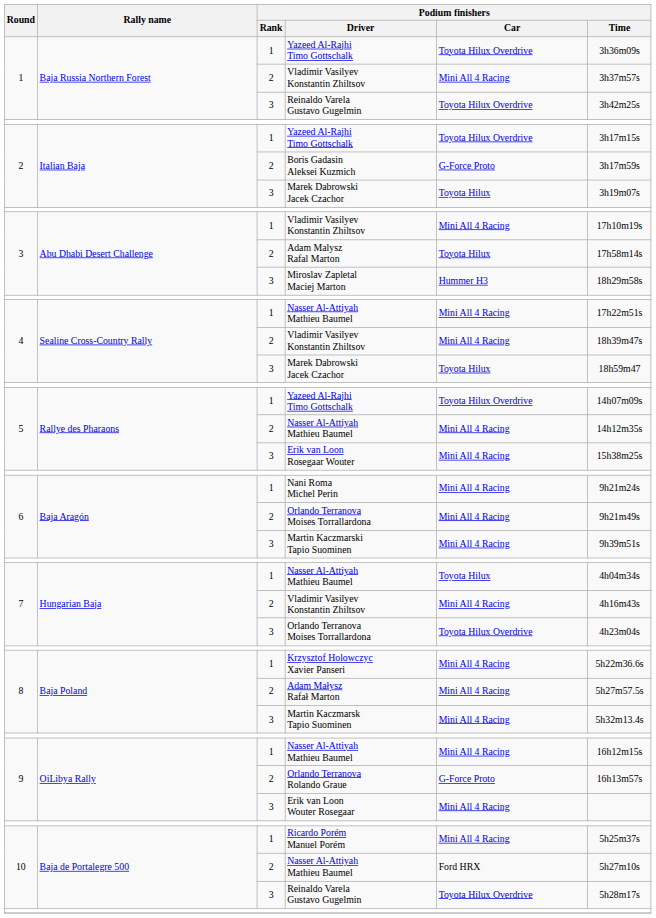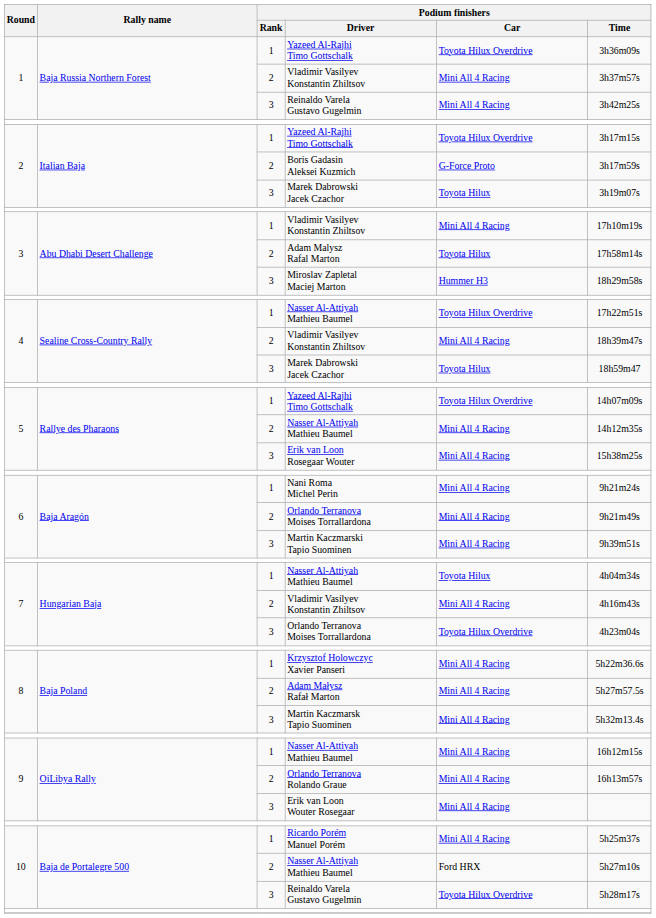(486, 105) Toyota Hilux Overdrive -> (474, 105) Mini All 4 Racing
(474, 313) Mini All 4 Racing -> (486, 313) Toyota Hilux Overdrive
(467, 779) G-Force Proto -> (474, 779) Mini All 4 Racing
